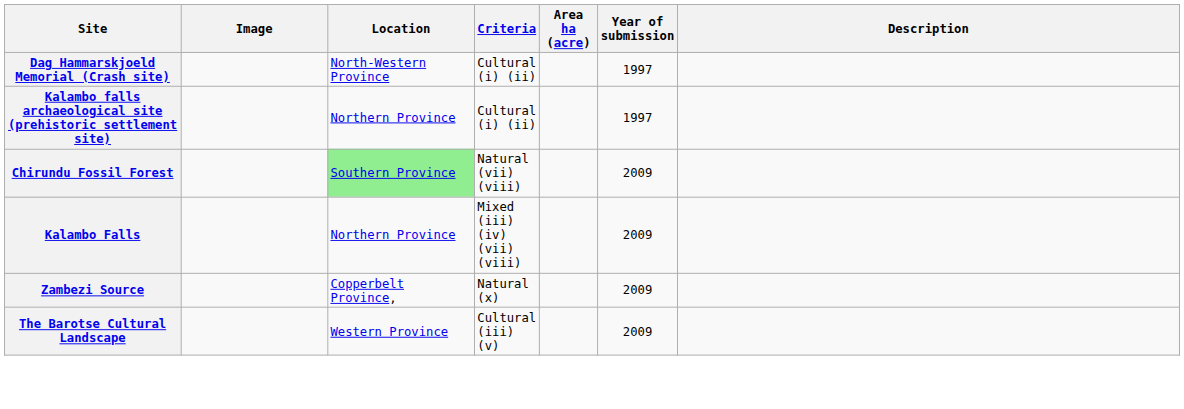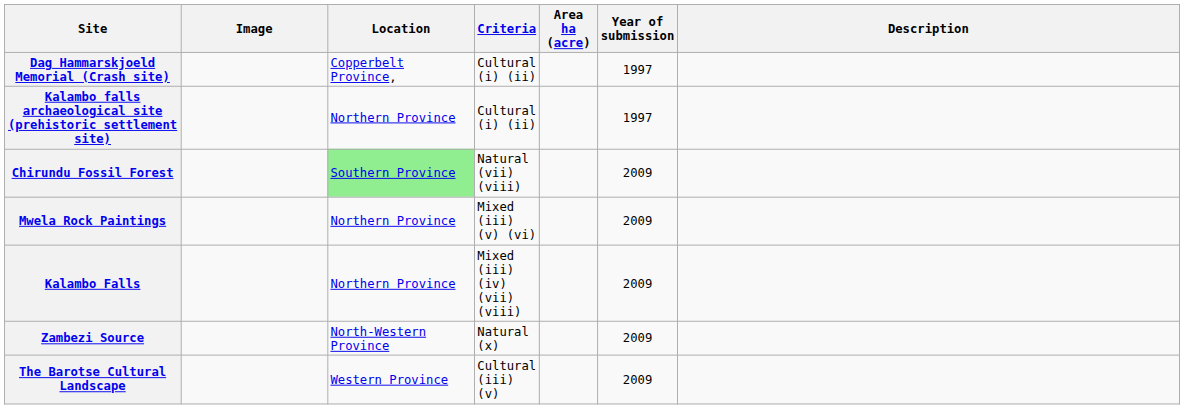(378, 70) North-Western Province -> (367, 70) Copperbelt Province,
+ row: (93, 221)
(367, 290) Copperbelt Province, -> (378, 338) North-Western Province
